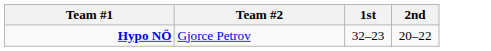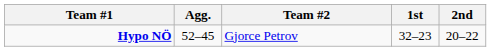+ column: (198, 14)
